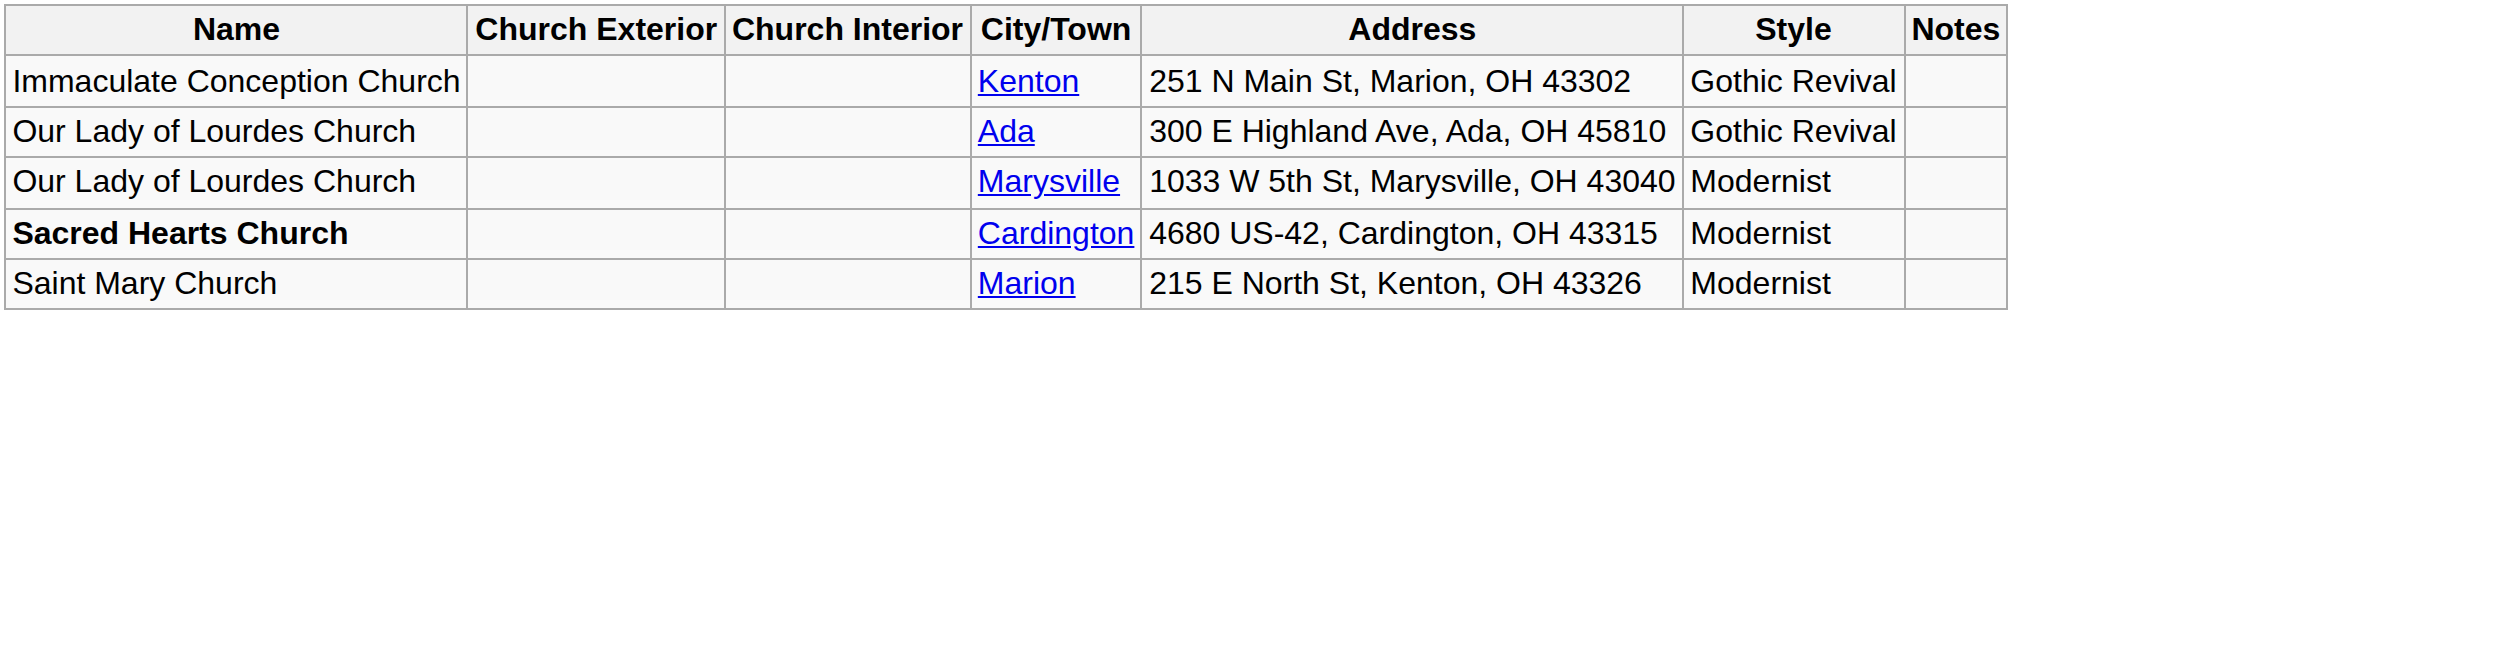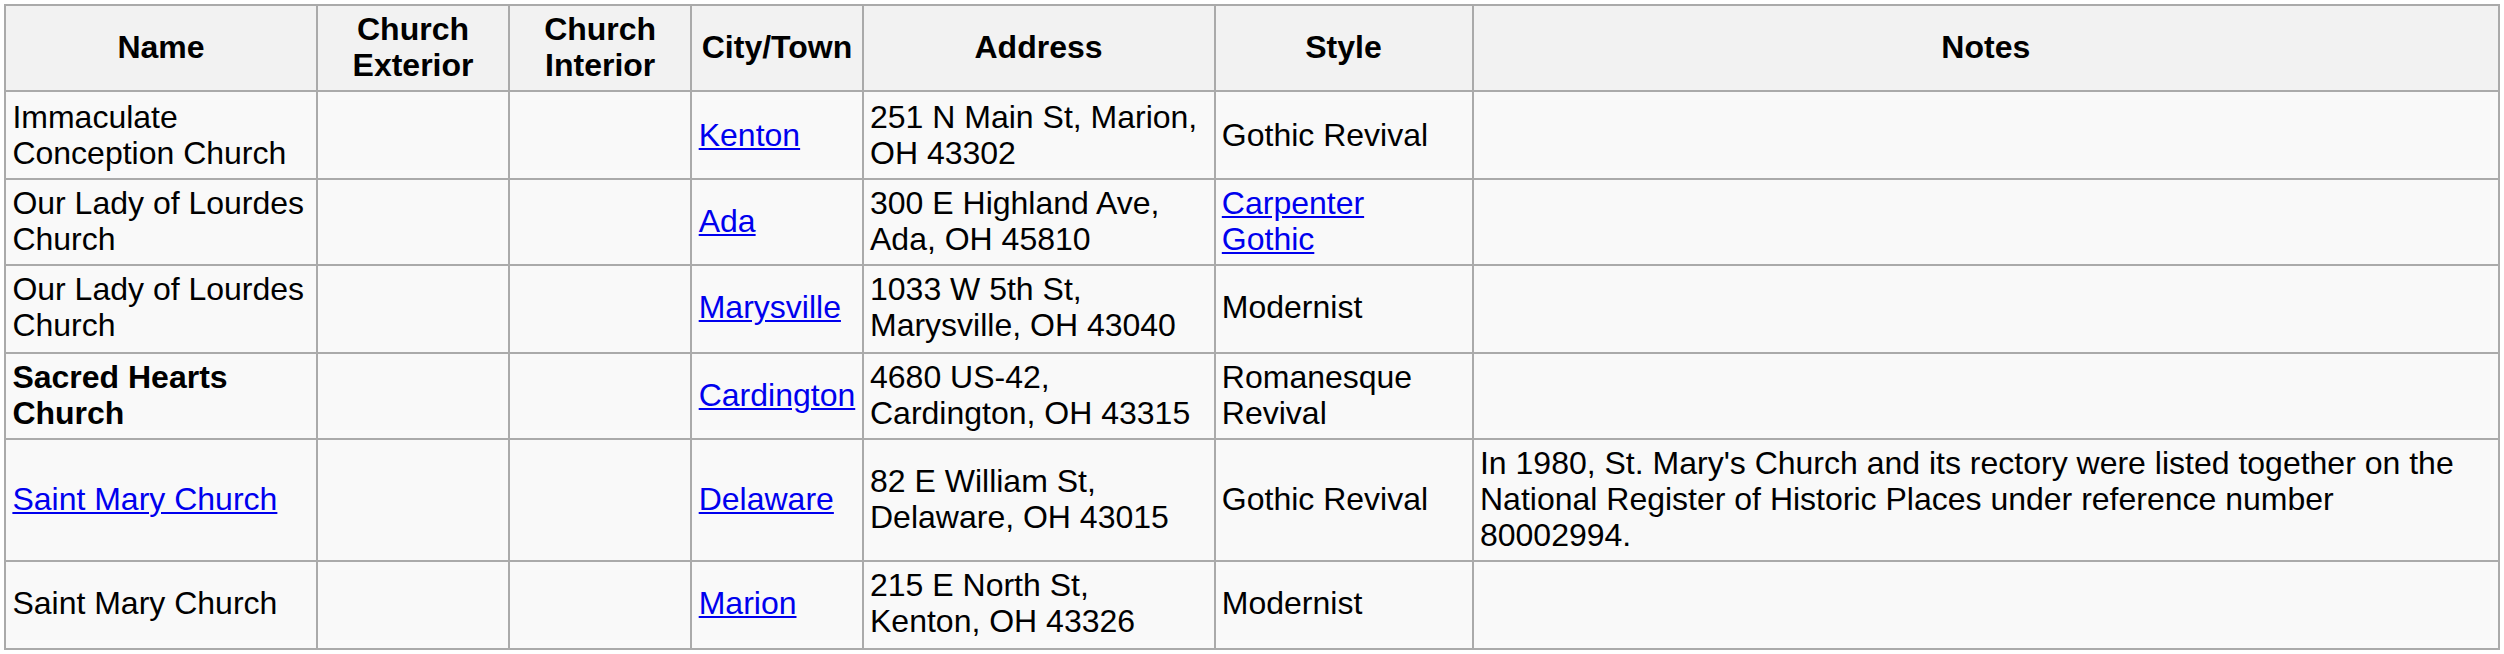(1794, 131) Gothic Revival -> (1293, 221) Carpenter Gothic
(1761, 232) Modernist -> (1317, 394) Romanesque Revival
+ row: (766, 499)
